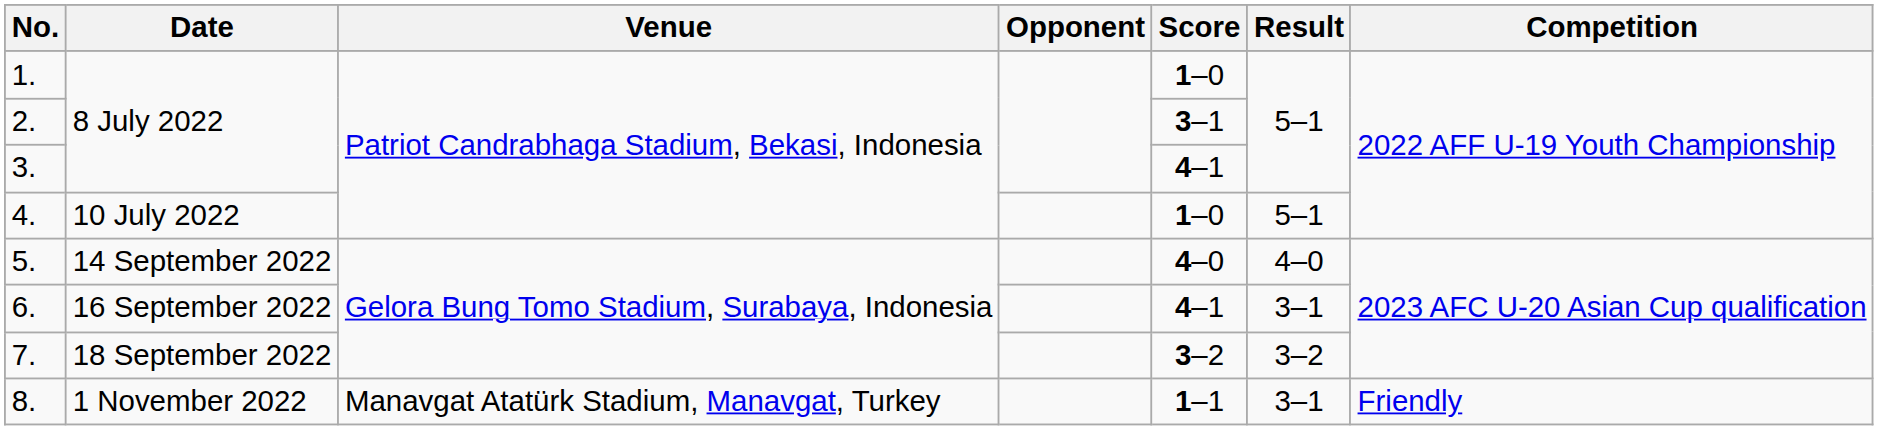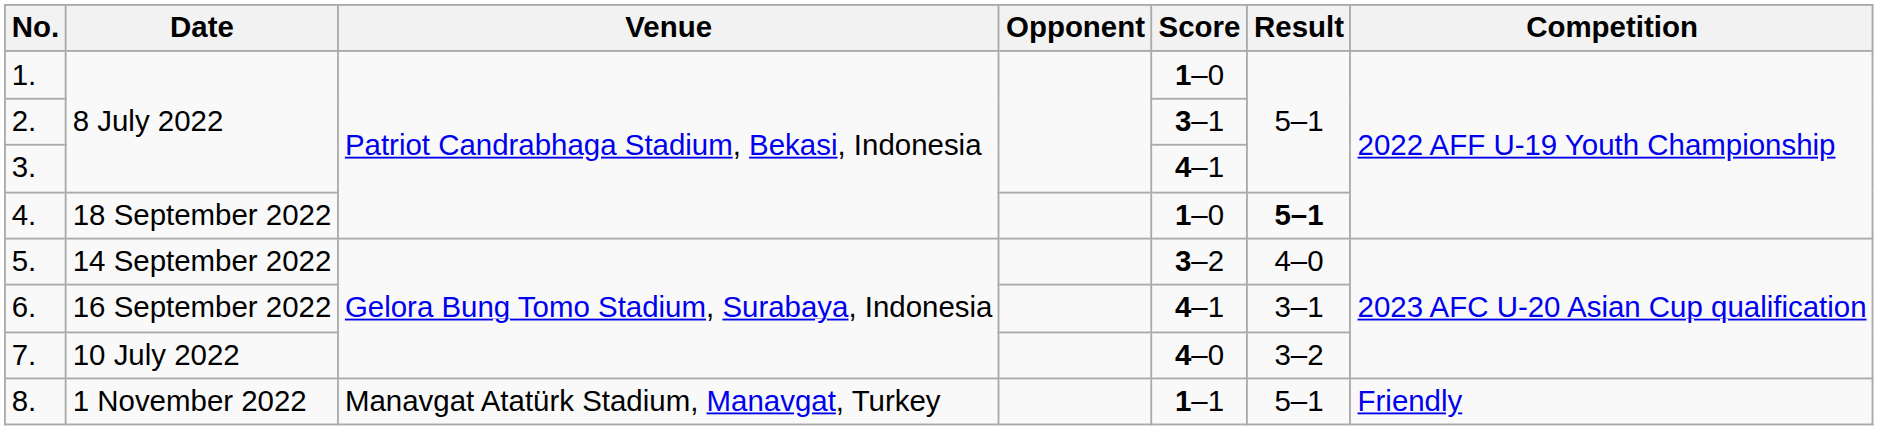(156, 214) 10 July 2022 -> (202, 214) 18 September 2022
(1299, 214) normal -> (1299, 214) bold
(1199, 261) 4–0 -> (1199, 261) 3–2
(202, 354) 18 September 2022 -> (156, 354) 10 July 2022
(1199, 354) 3–2 -> (1199, 354) 4–0
(1299, 401) 3–1 -> (1299, 401) 5–1
